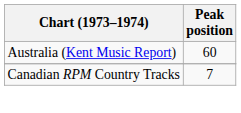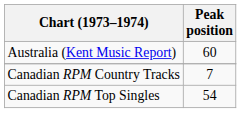+ row: (84, 96)
